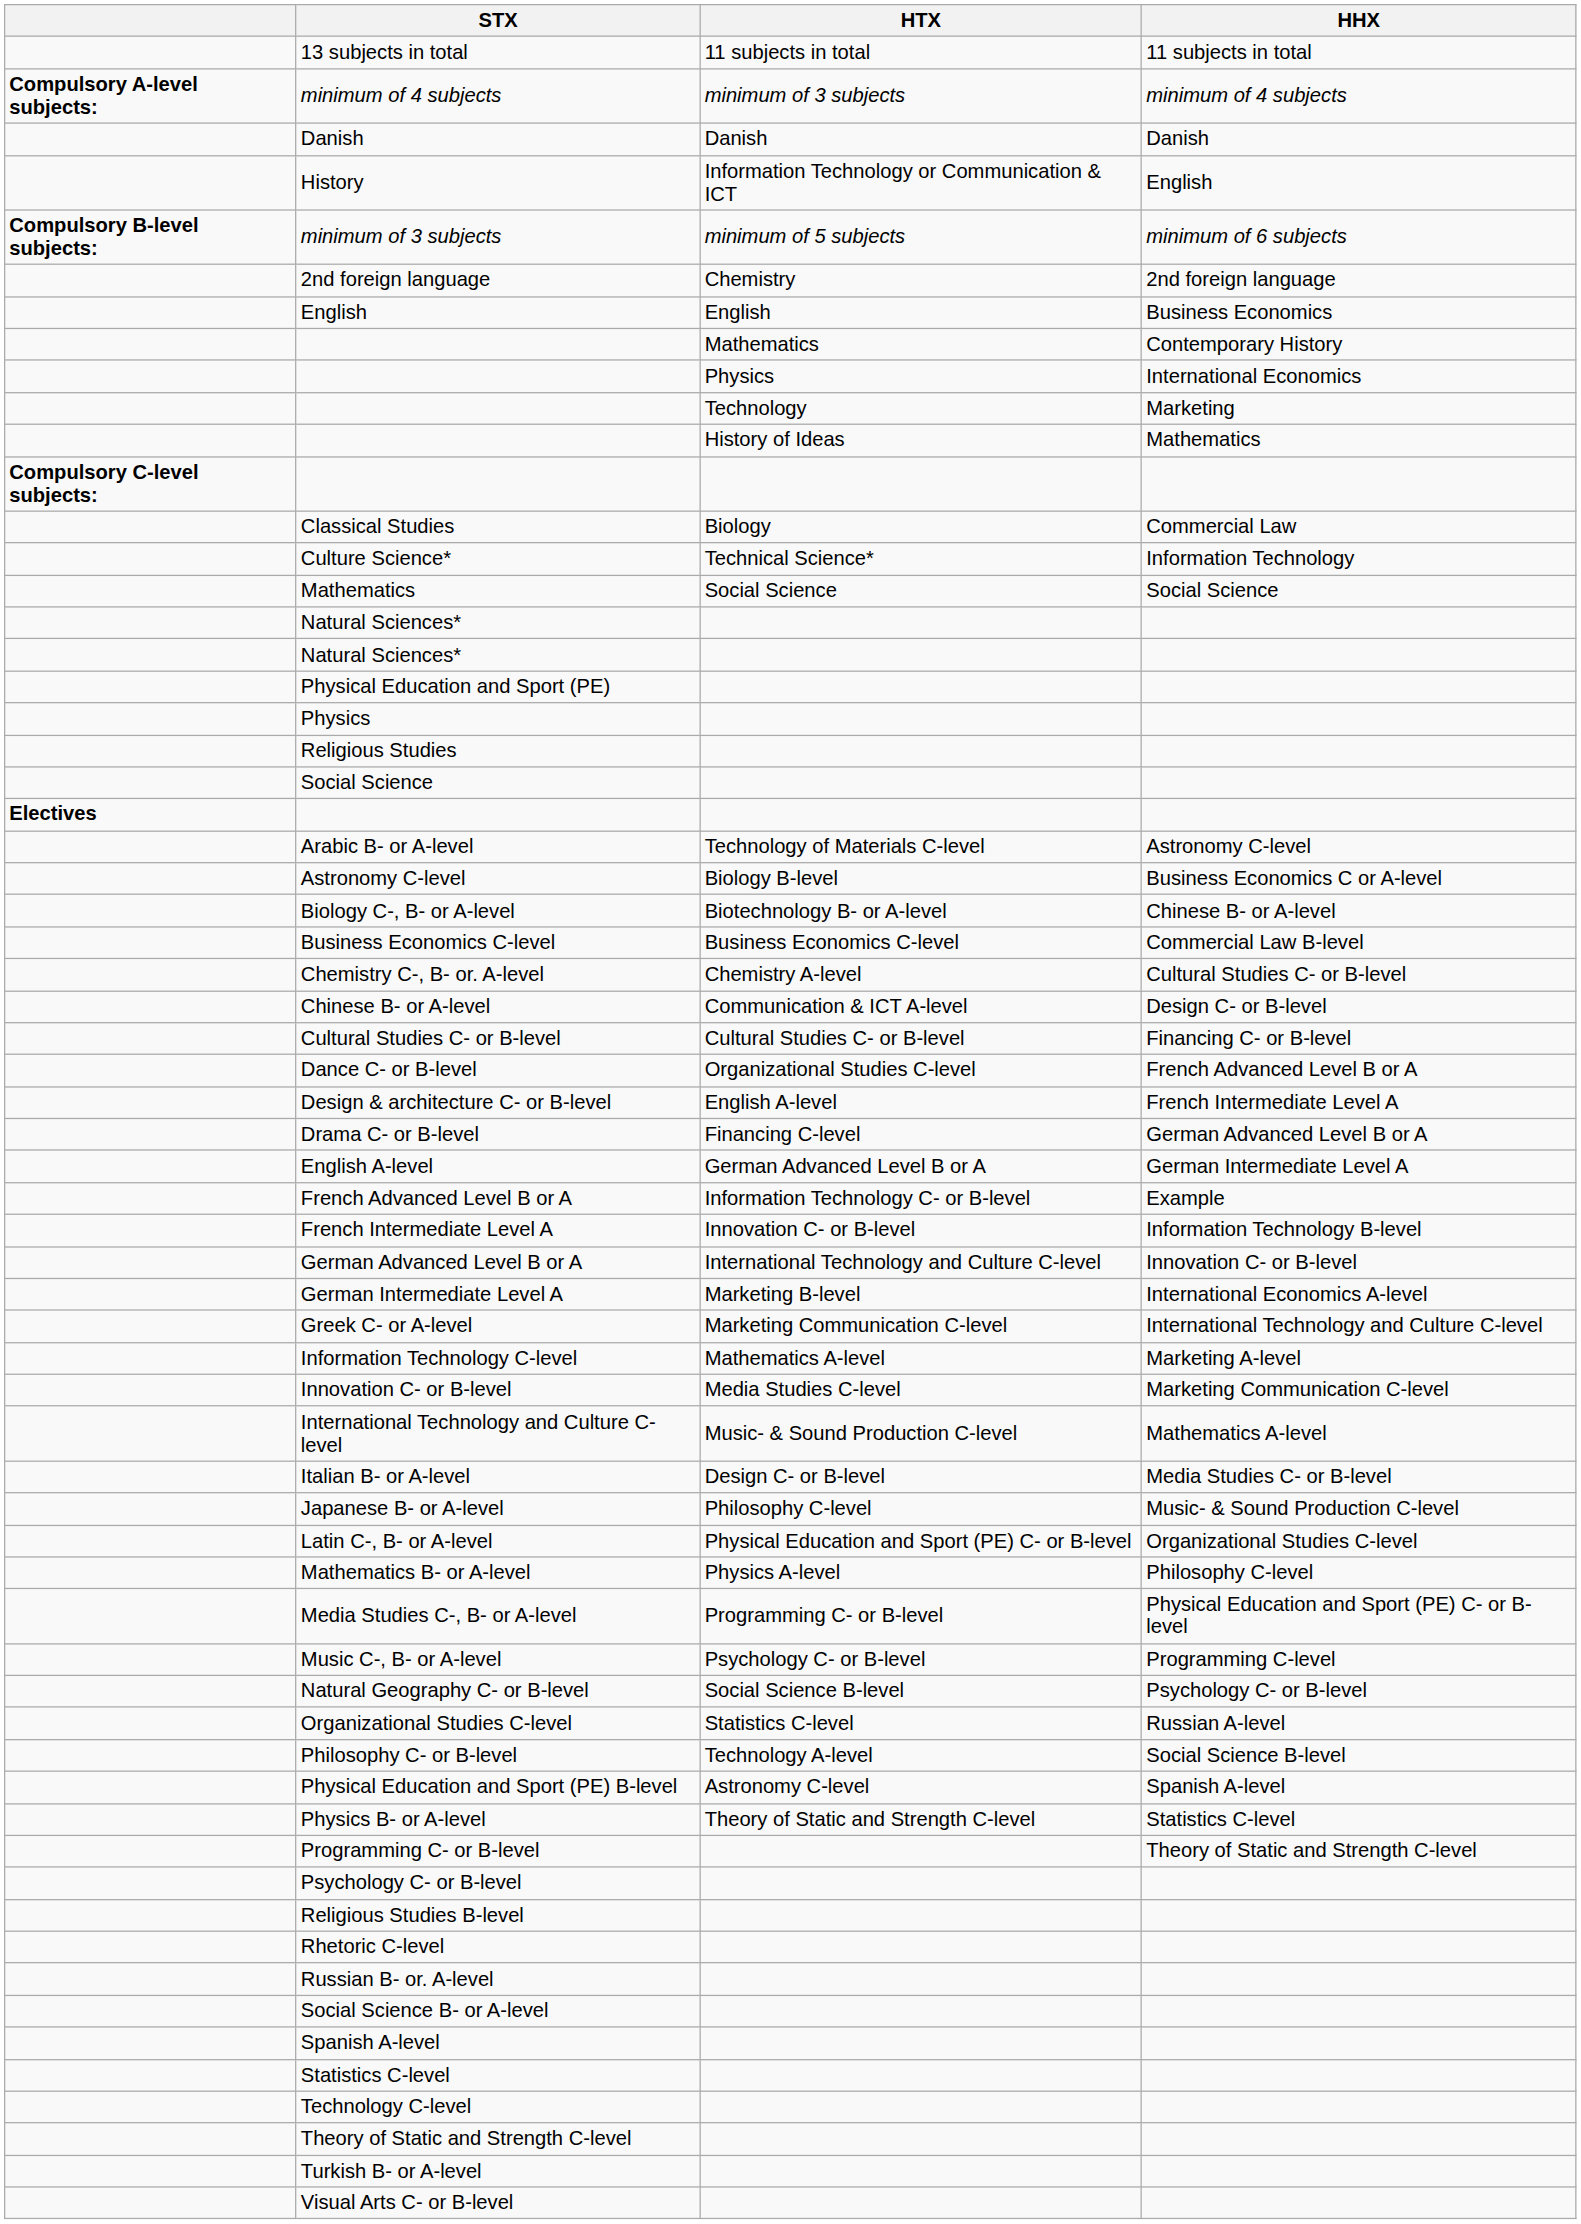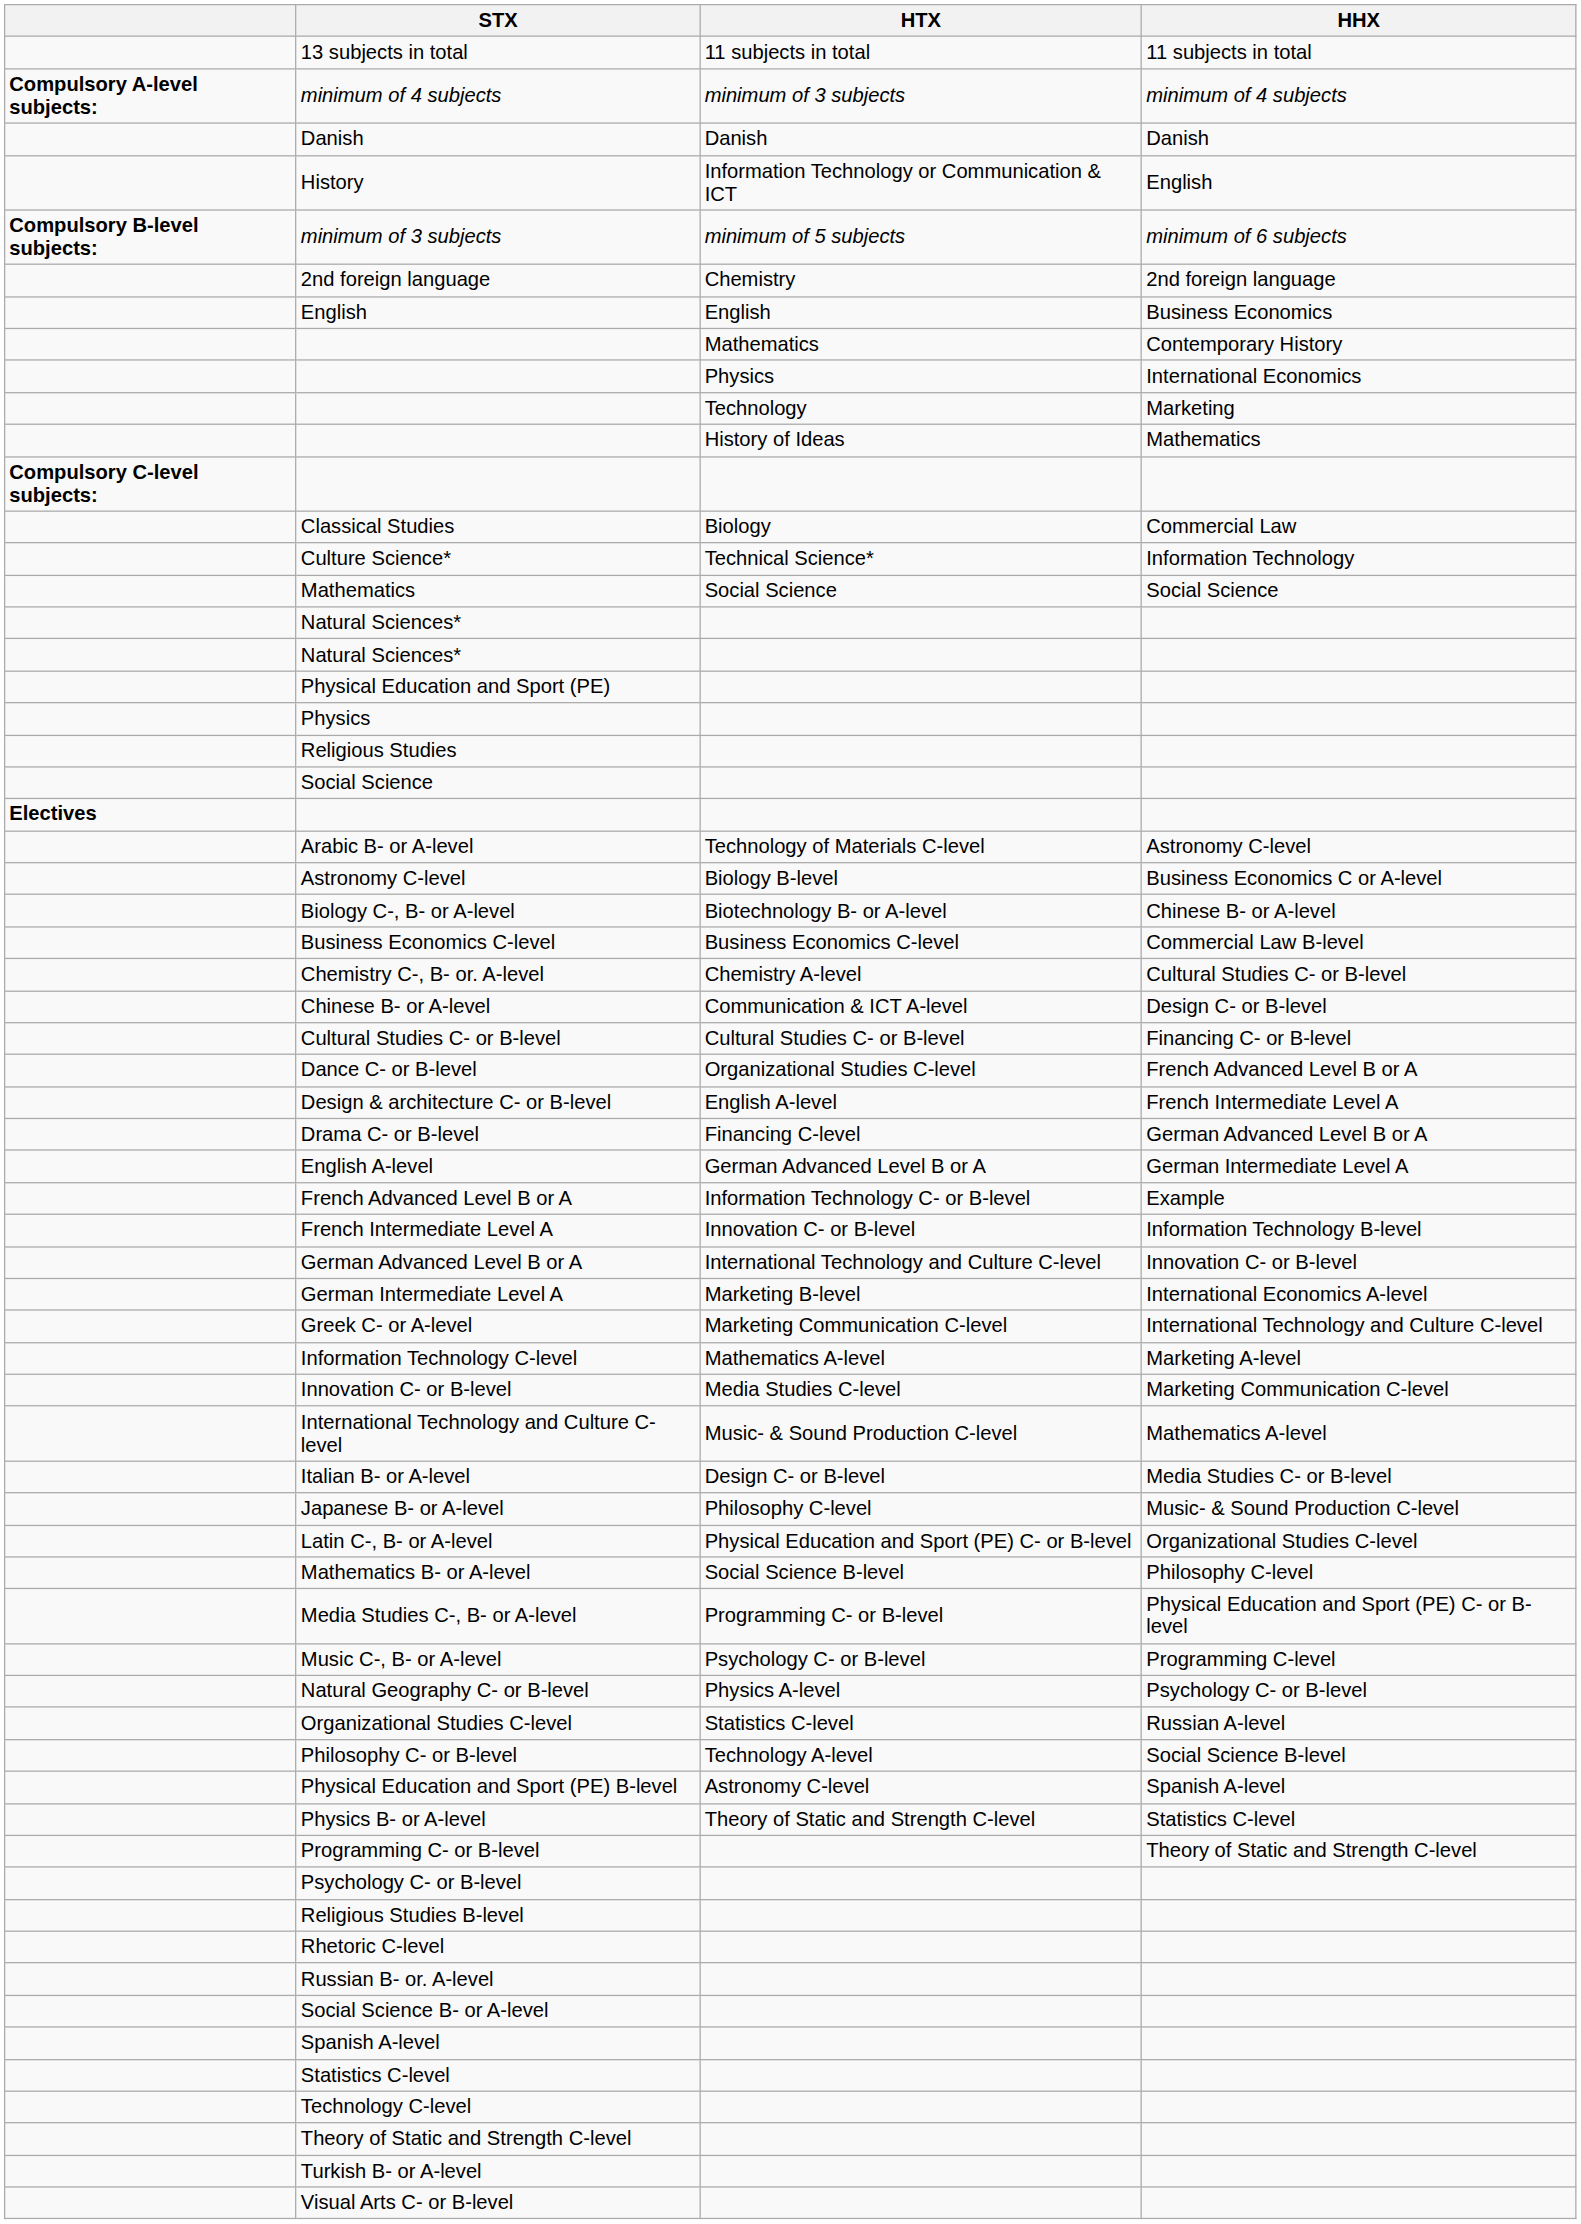(772, 1572) Physics A-level -> (804, 1572) Social Science B-level
(804, 1691) Social Science B-level -> (772, 1691) Physics A-level
